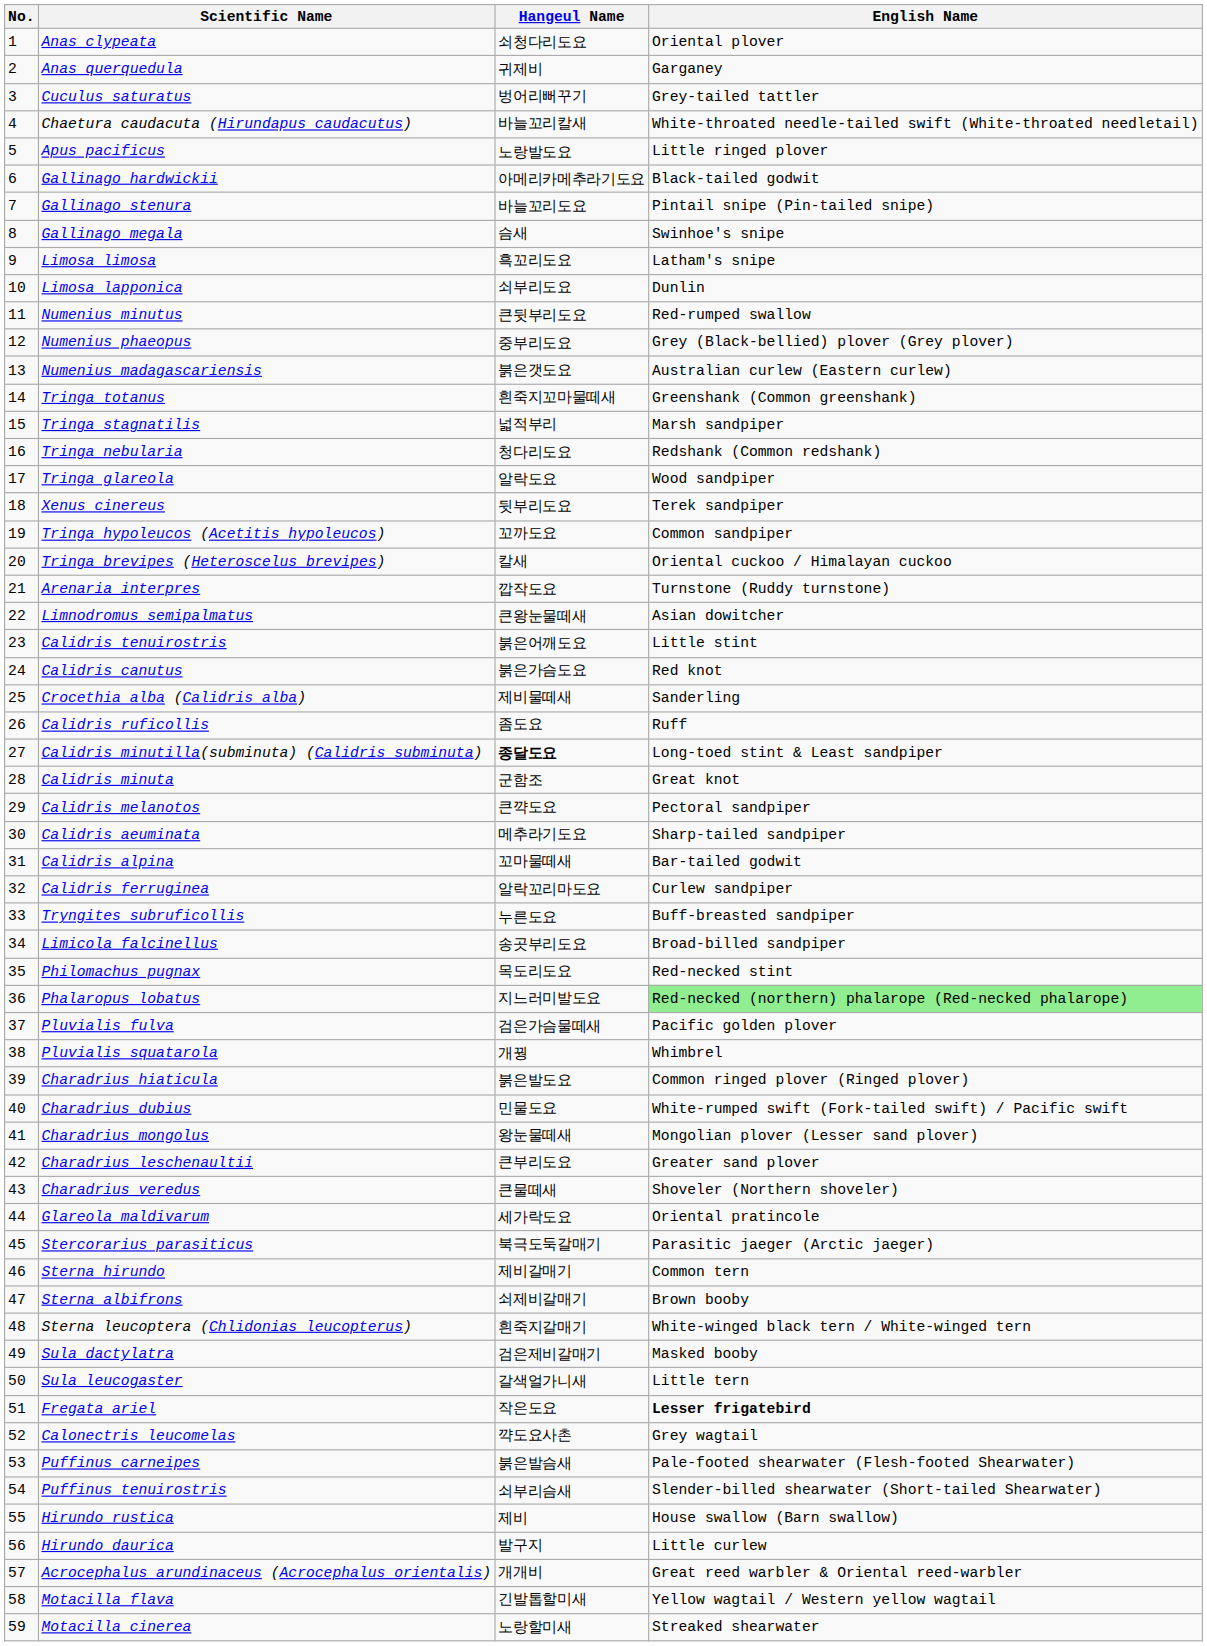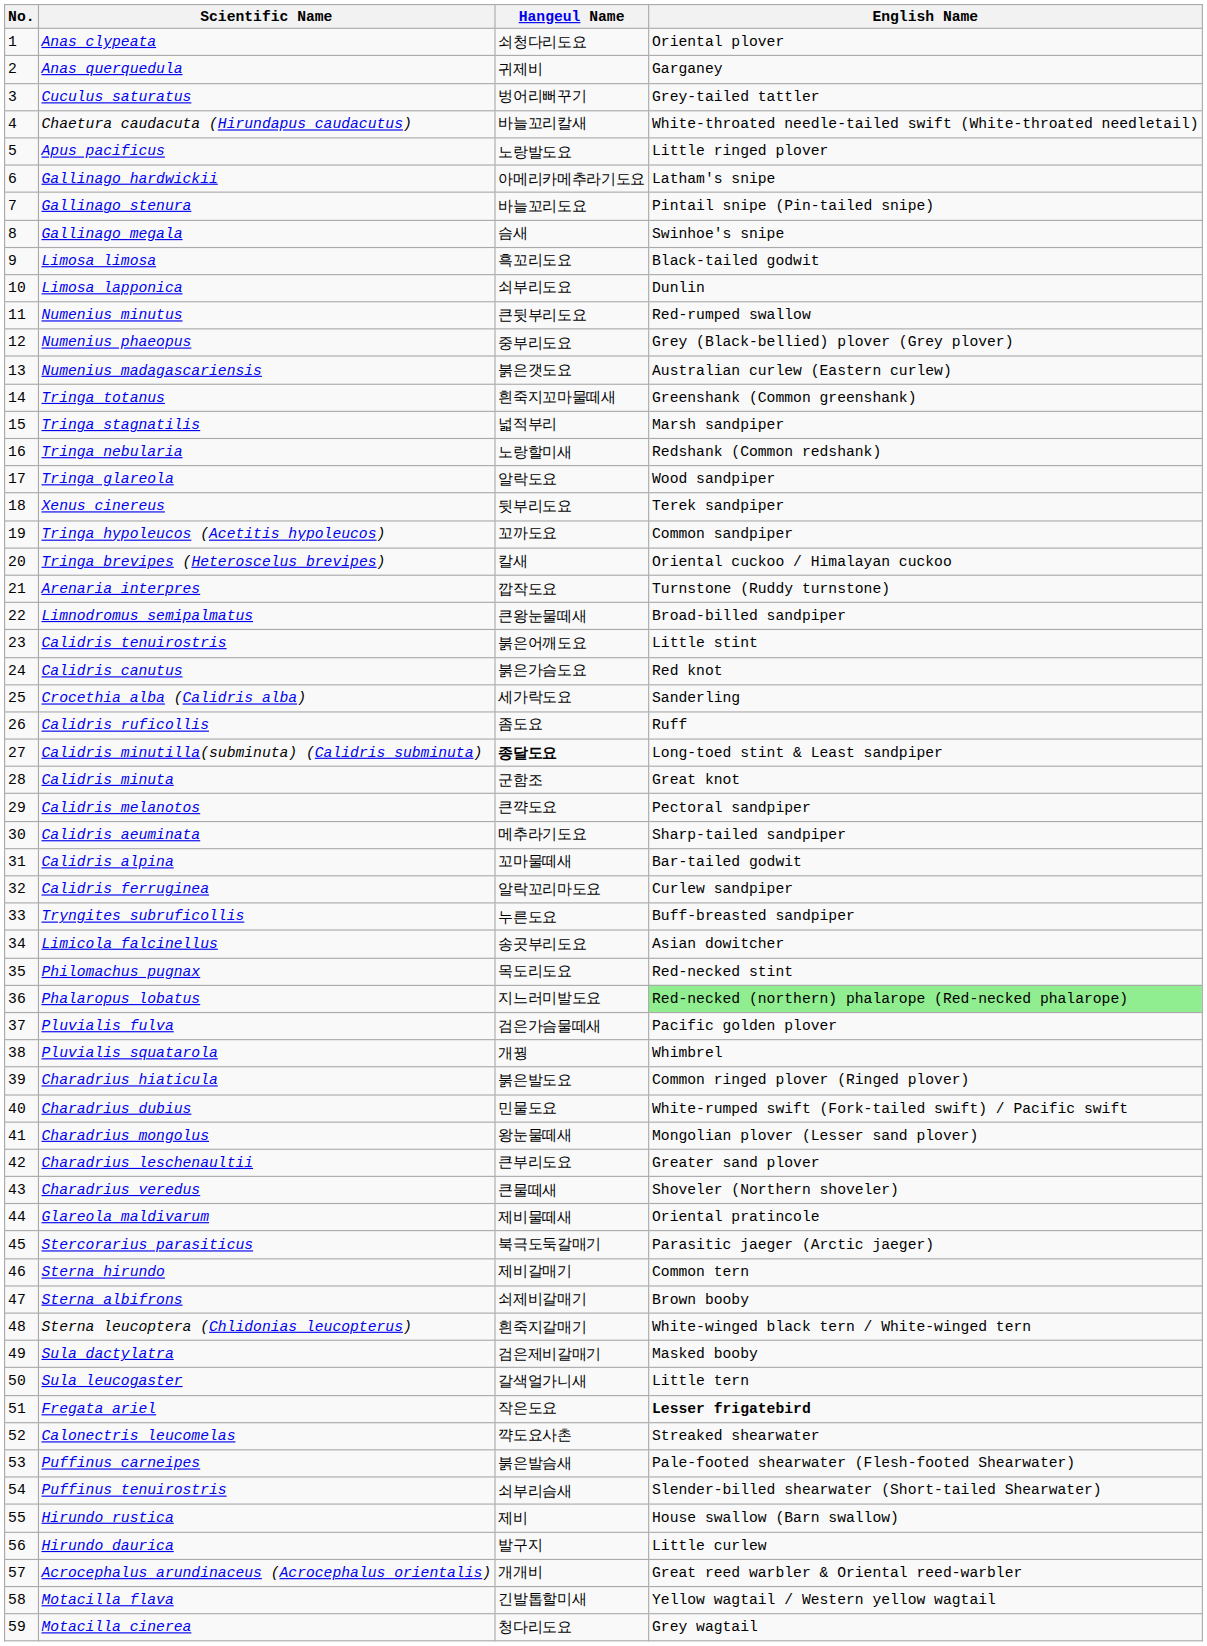(736, 179) Black-tailed godwit -> (714, 179) Latham's snipe
(714, 261) Latham's snipe -> (736, 261) Black-tailed godwit
(535, 453) 청다리도요 -> (535, 453) 노랑할미새
(718, 616) Asian dowitcher -> (749, 616) Broad-billed sandpiper
(535, 699) 제비물떼새 -> (535, 699) 세가락도요
(749, 944) Broad-billed sandpiper -> (718, 944) Asian dowitcher
(535, 1218) 세가락도요 -> (535, 1218) 제비물떼새
(705, 1436) Grey wagtail -> (736, 1436) Streaked shearwater
(535, 1628) 노랑할미새 -> (535, 1628) 청다리도요
(736, 1627) Streaked shearwater -> (705, 1627) Grey wagtail
